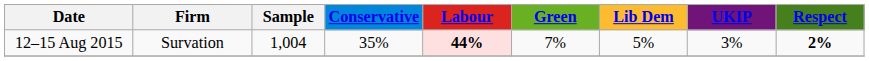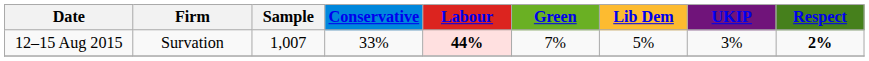(288, 42) 1,004 -> (288, 42) 1,007
(374, 42) 35% -> (374, 42) 33%
